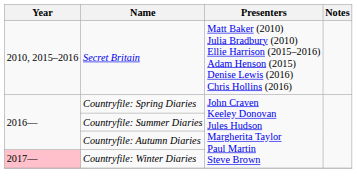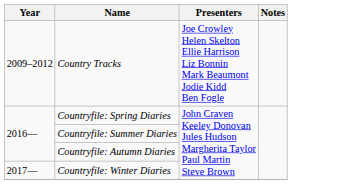+ row: (89, 63)
- row: (111, 57)
(22, 159) pink background -> (22, 170) no background
